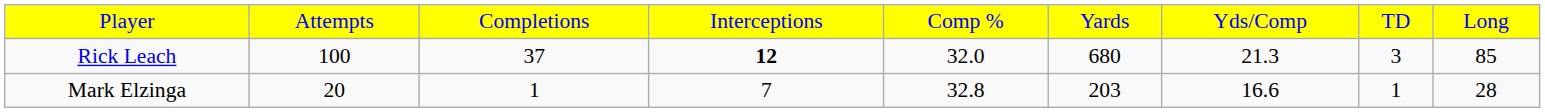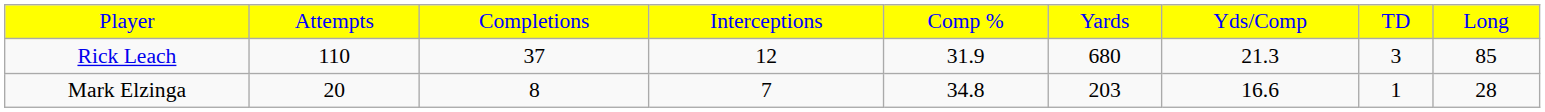(334, 55) 100 -> (334, 55) 110
(766, 55) bold -> (766, 55) normal
(966, 55) 32.0 -> (966, 55) 31.9
(534, 90) 1 -> (534, 90) 8
(966, 90) 32.8 -> (966, 90) 34.8
